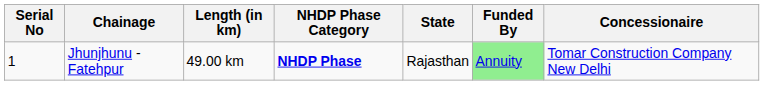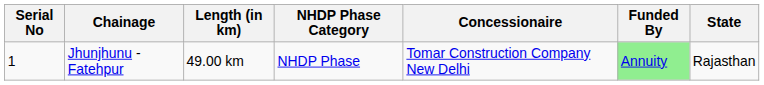columns swapped: (651, 23) <-> (438, 23)
(320, 61) bold -> (319, 61) normal
